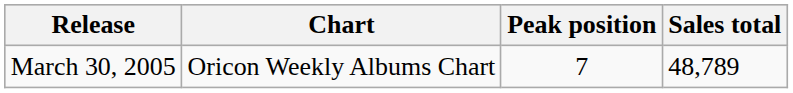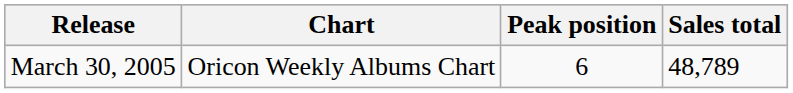(582, 66) 7 -> (582, 66) 6
